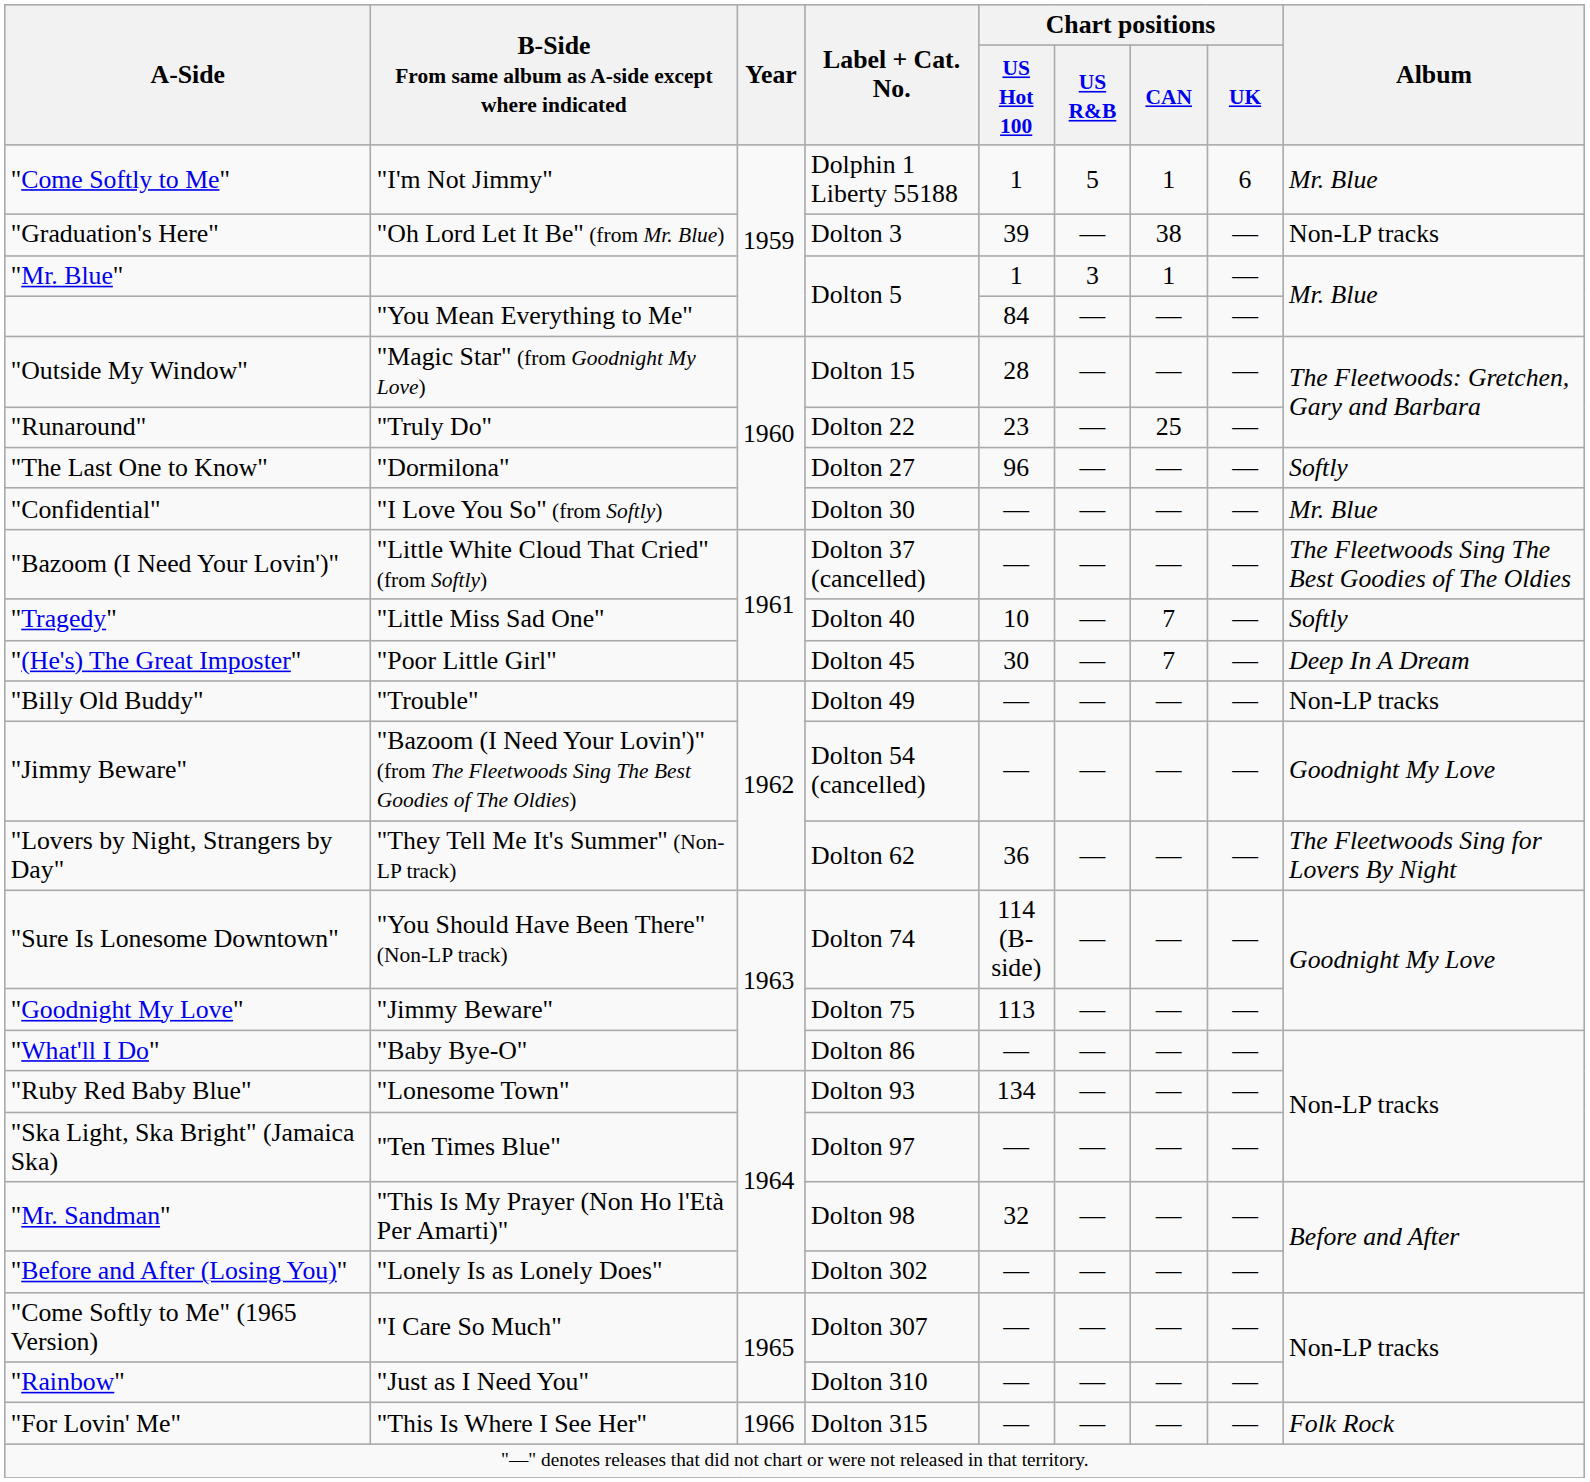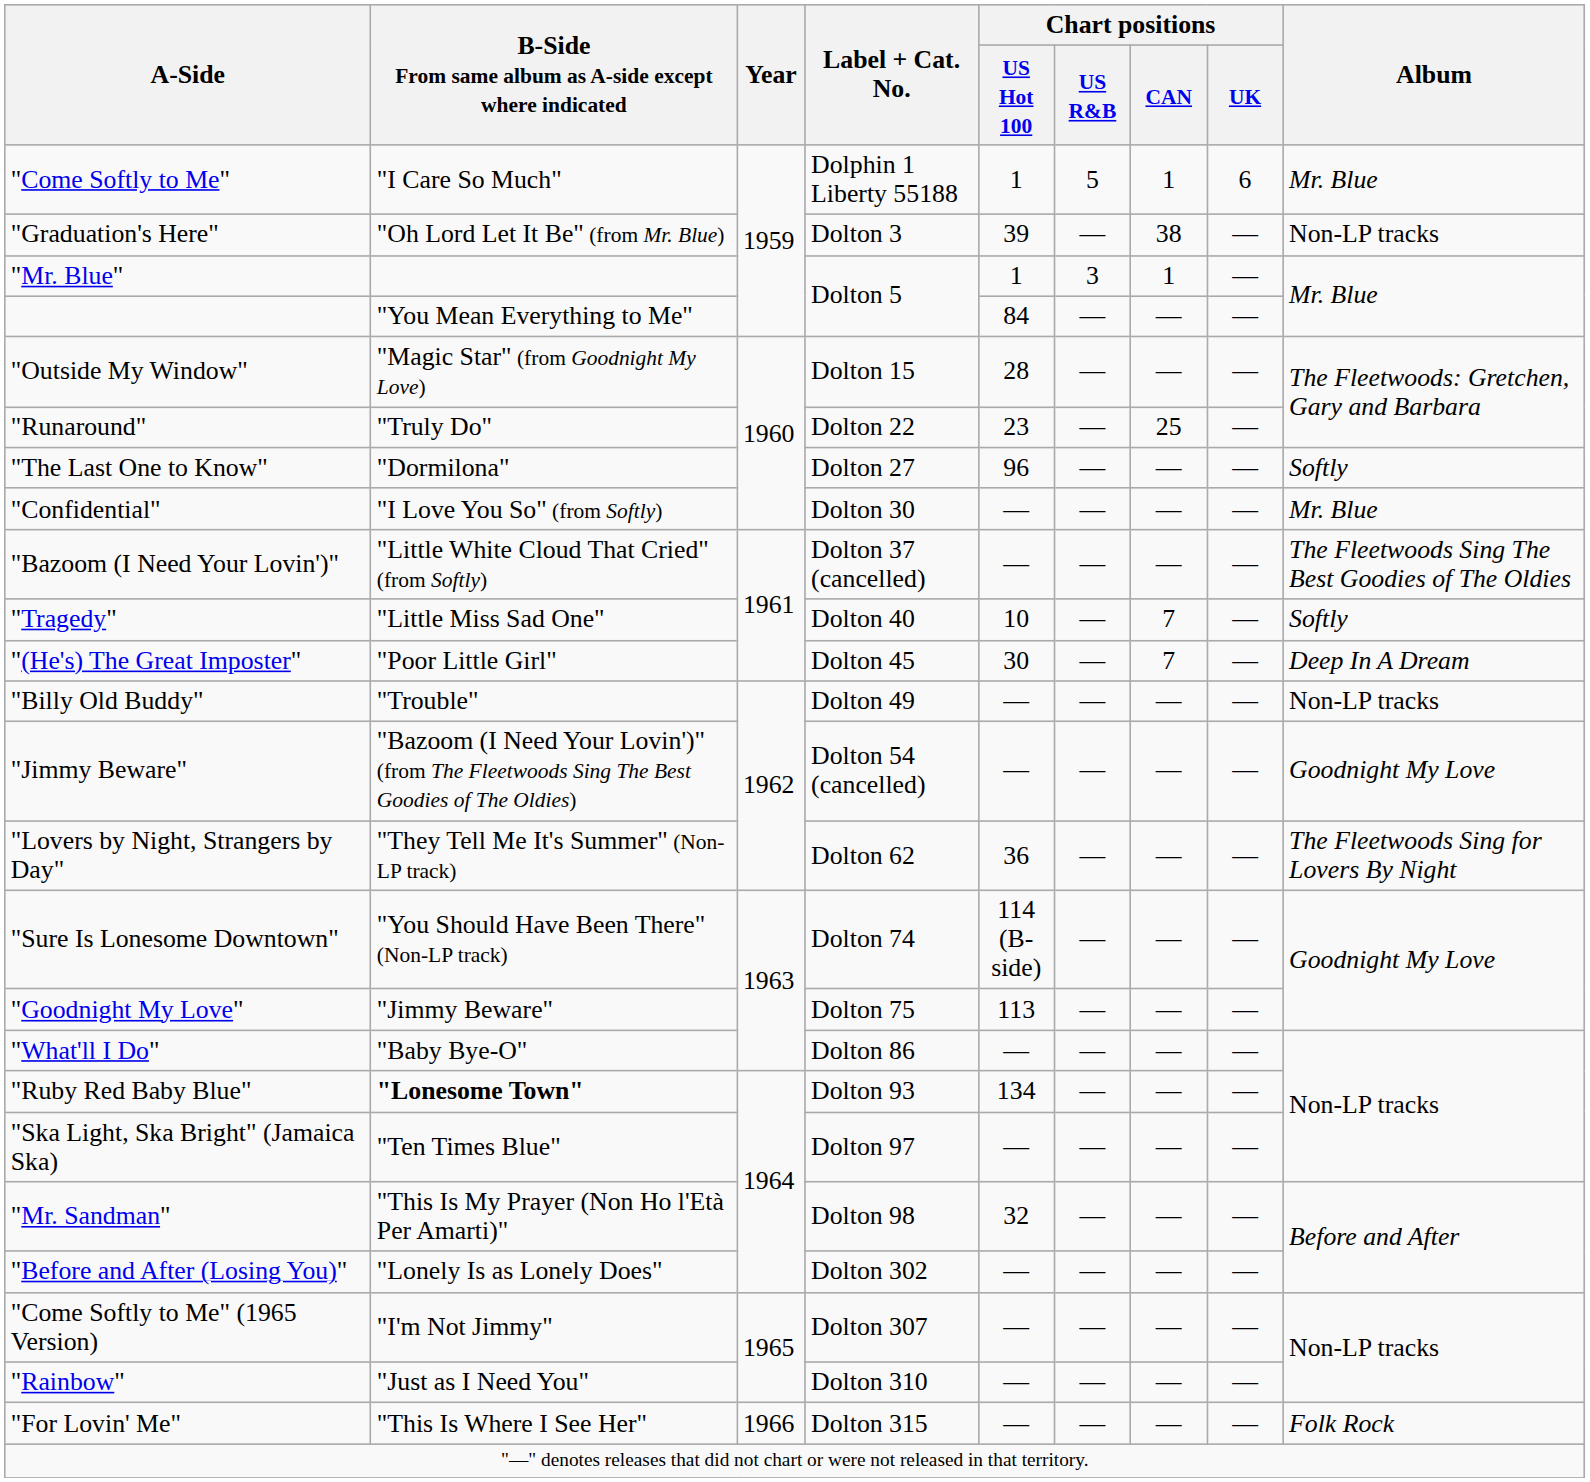(465, 179) "I'm Not Jimmy" -> (469, 179) "I Care So Much"
(473, 1090) normal -> (480, 1090) bold
(469, 1326) "I Care So Much" -> (465, 1326) "I'm Not Jimmy"
